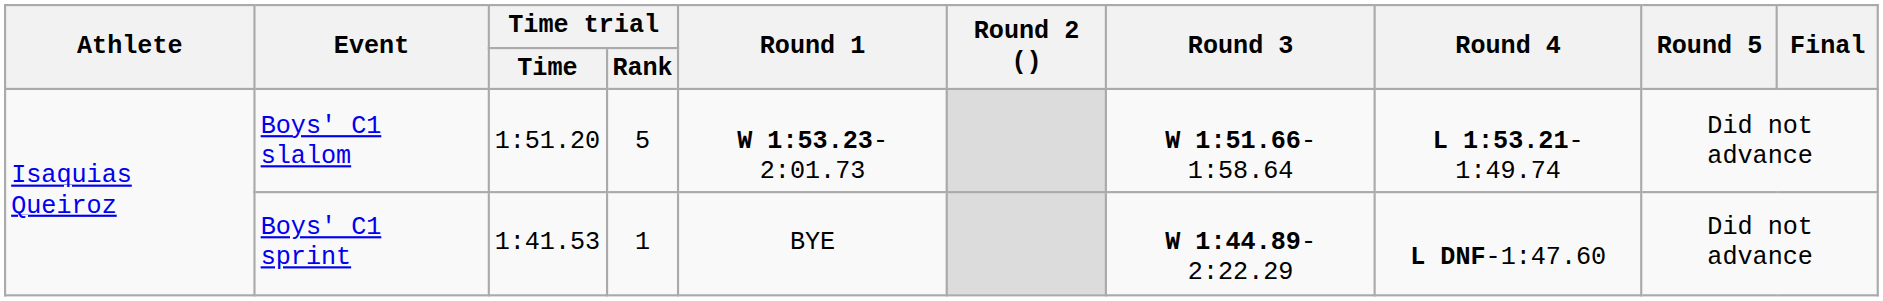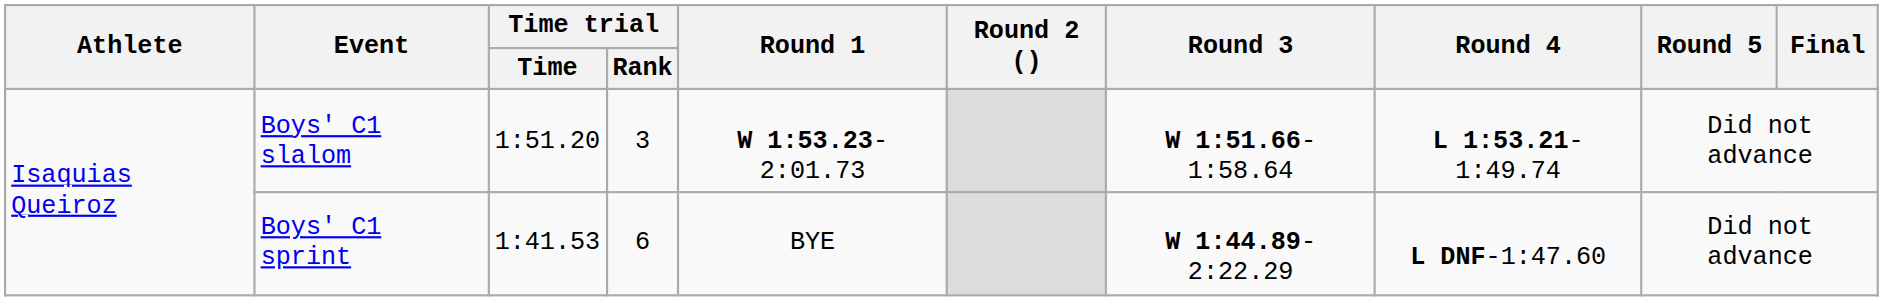(643, 141) 5 -> (643, 141) 3
(643, 243) 1 -> (643, 243) 6
